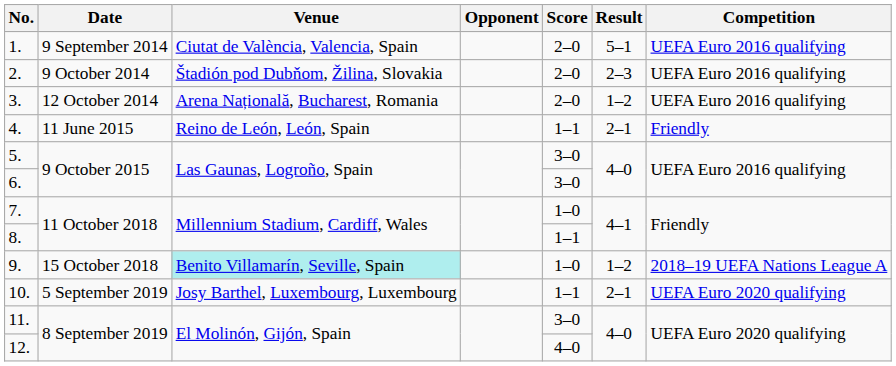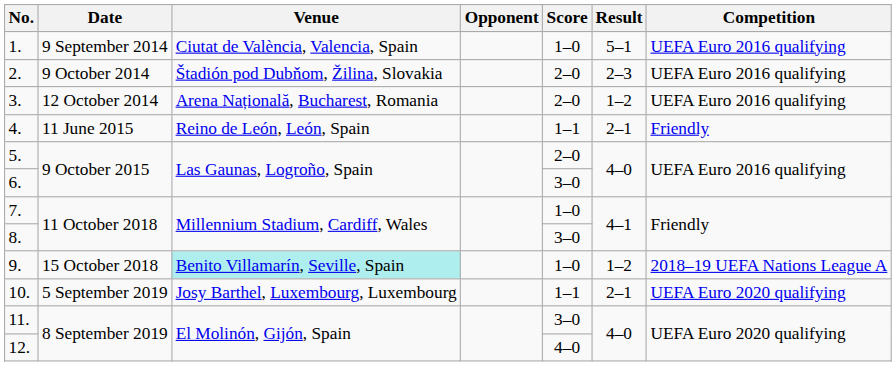(567, 45) 2–0 -> (567, 45) 1–0
(567, 155) 3–0 -> (567, 155) 2–0
(567, 237) 1–1 -> (567, 237) 3–0
